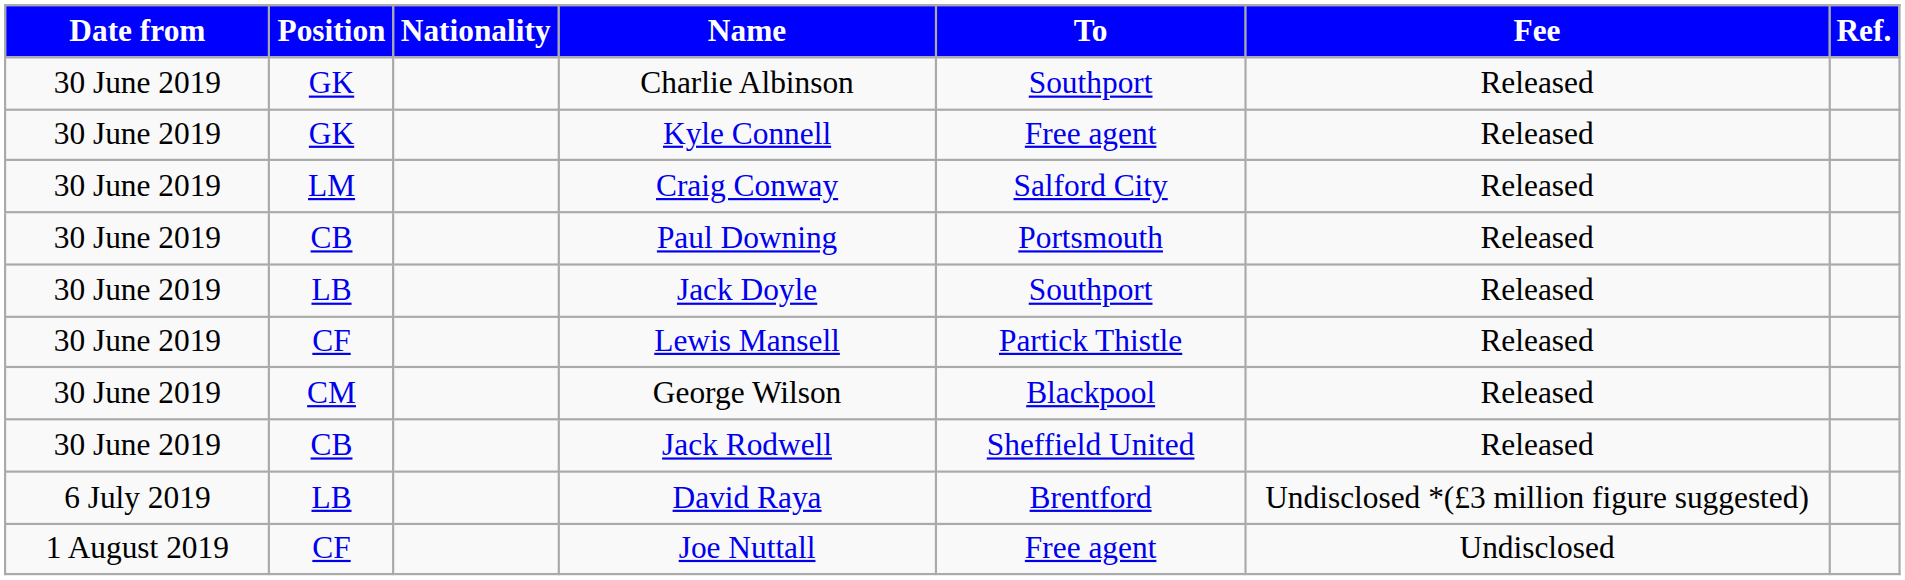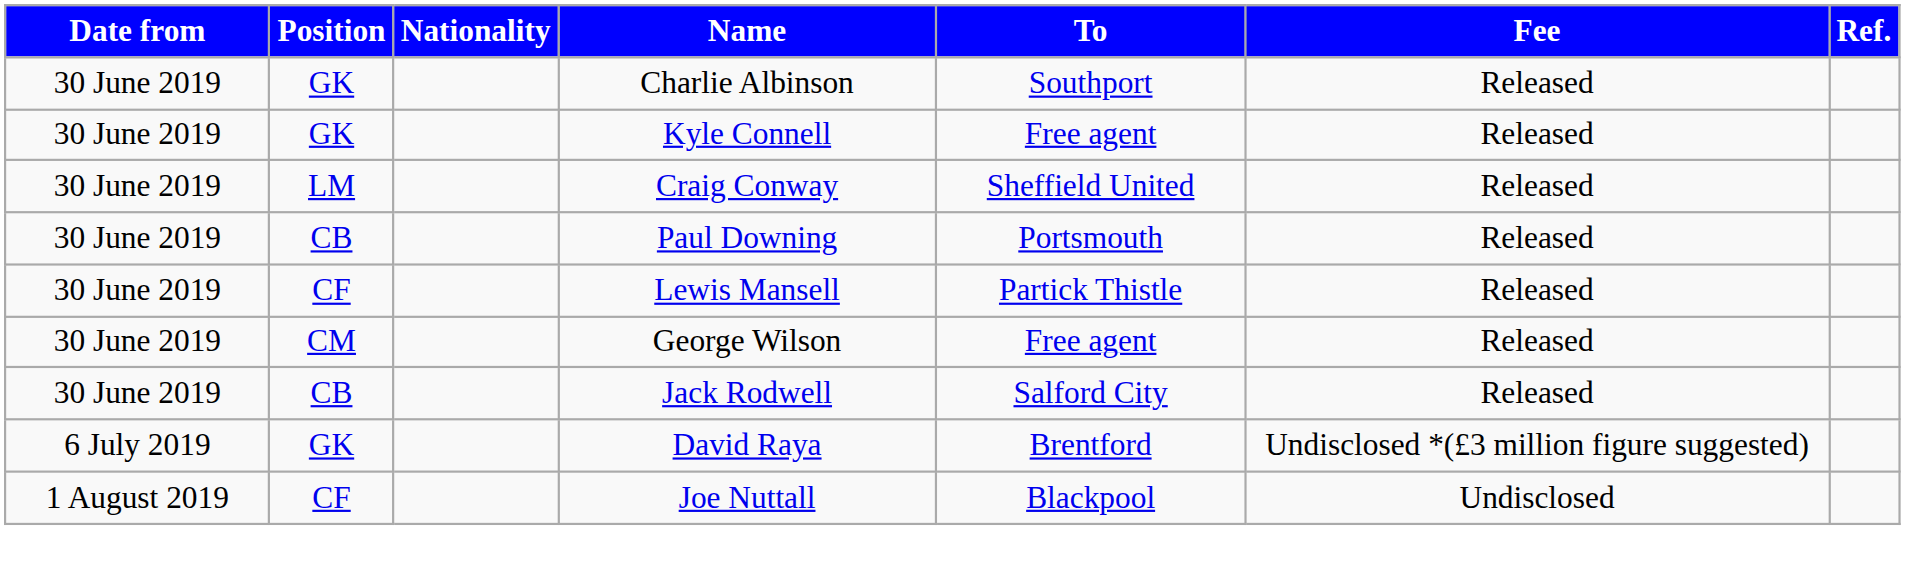(1091, 186) Salford City -> (1091, 186) Sheffield United
- row: (747, 289)
(1091, 393) Blackpool -> (1091, 341) Free agent
(1091, 444) Sheffield United -> (1091, 393) Salford City
(332, 496) LB -> (332, 444) GK
(1091, 548) Free agent -> (1091, 496) Blackpool
